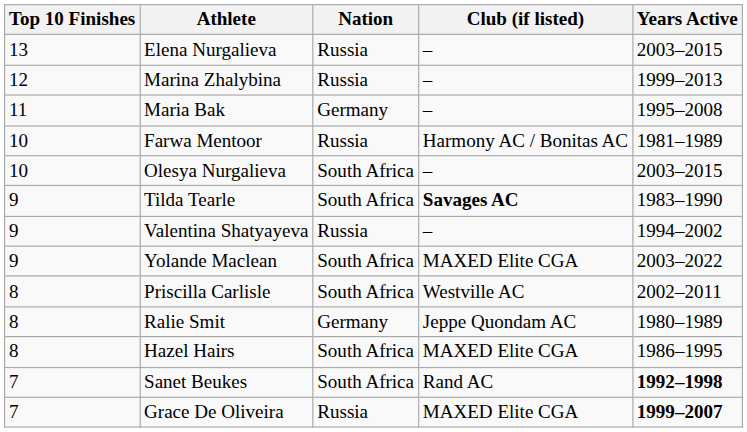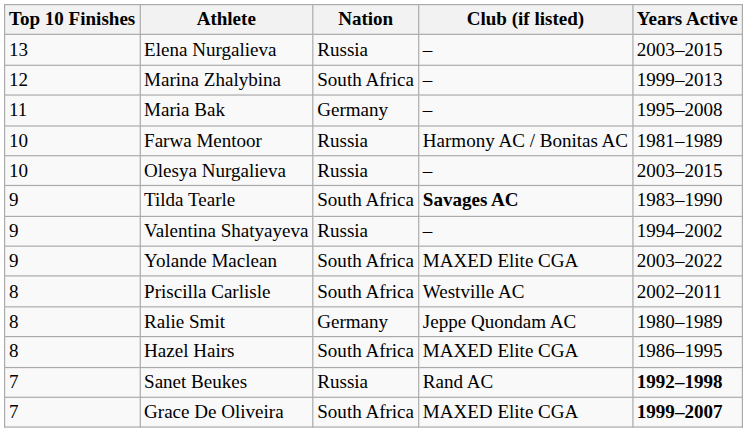(343, 79) Russia -> (366, 79) South Africa
(366, 170) South Africa -> (343, 170) Russia
(366, 381) South Africa -> (343, 381) Russia
(343, 412) Russia -> (366, 412) South Africa
